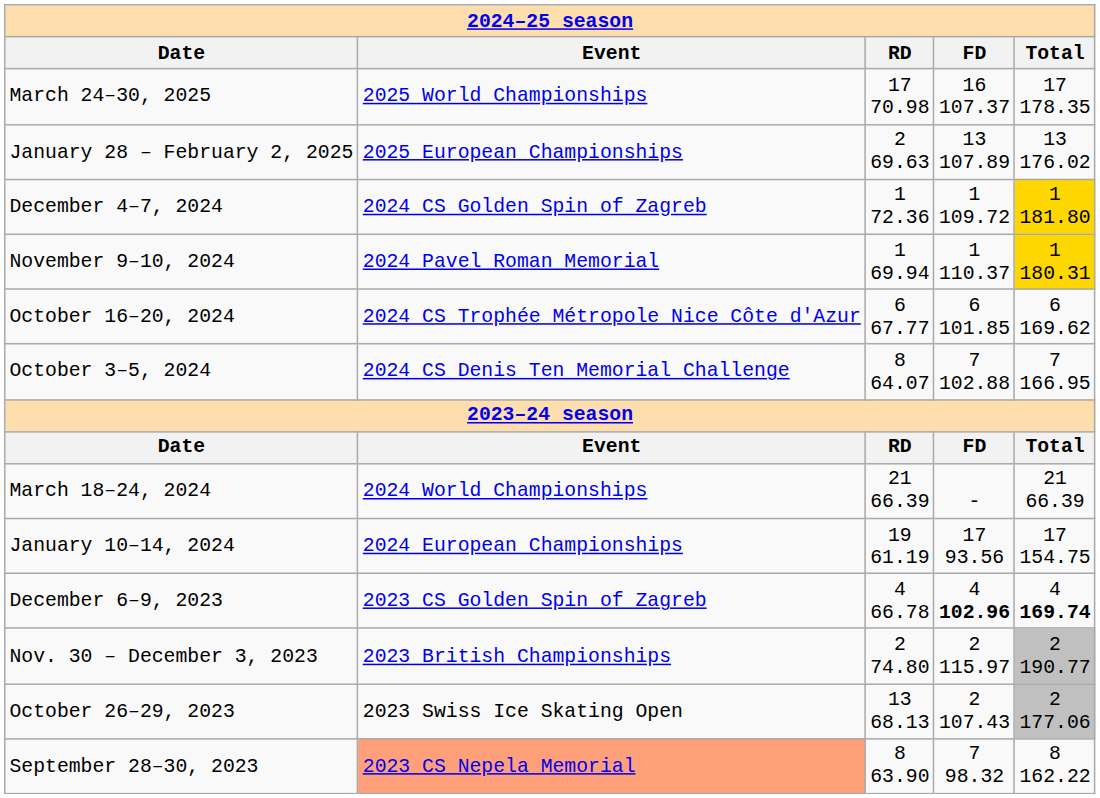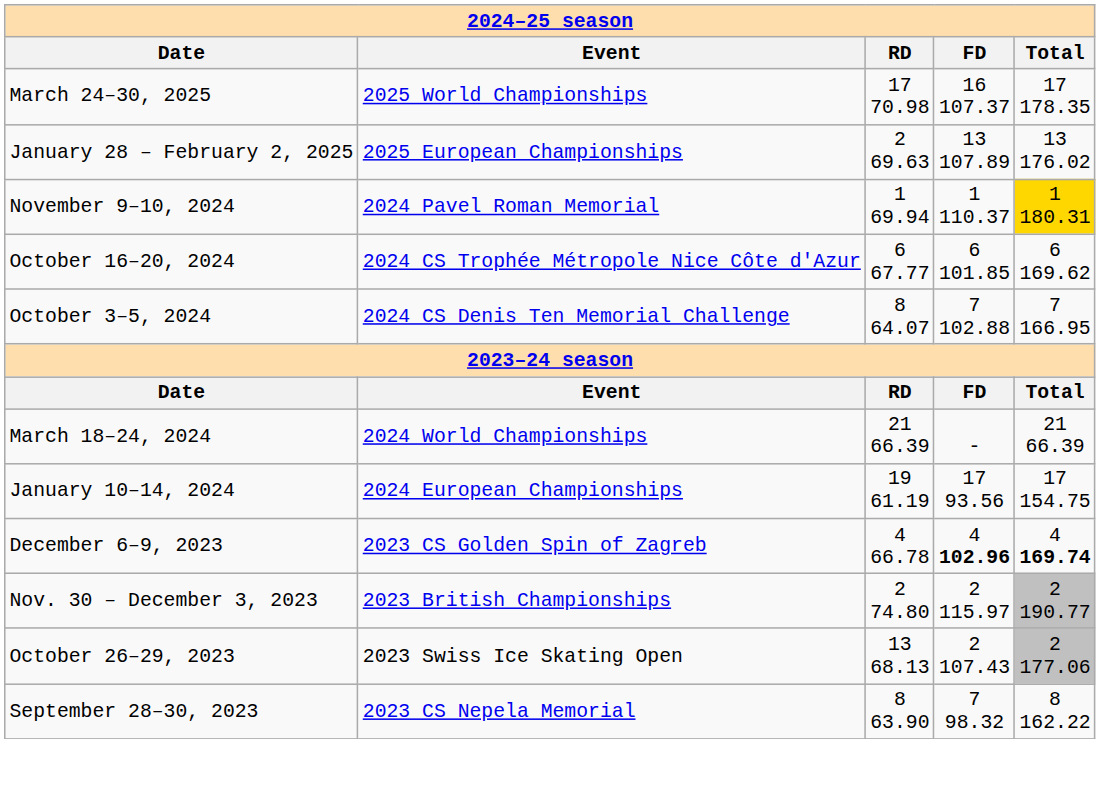- row: (116, 207)
(499, 766) lightsalmon background -> (499, 711) no background
